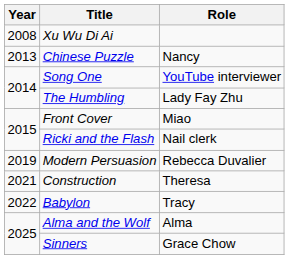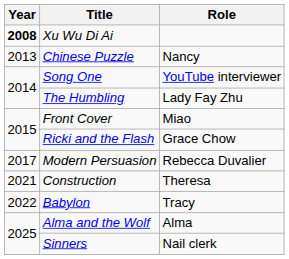(22, 35) normal -> (22, 35) bold
(189, 139) Nail clerk -> (199, 139) Grace Chow
(22, 160) 2019 -> (22, 160) 2017
(199, 243) Grace Chow -> (189, 243) Nail clerk
